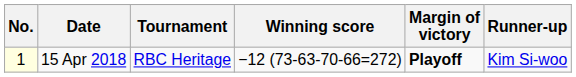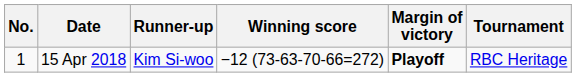columns swapped: (182, 26) <-> (527, 26)
(21, 60) lightyellow background -> (21, 60) no background
